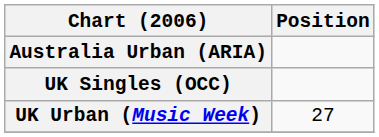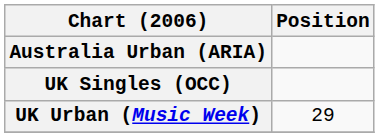(323, 116) 27 -> (323, 116) 29
